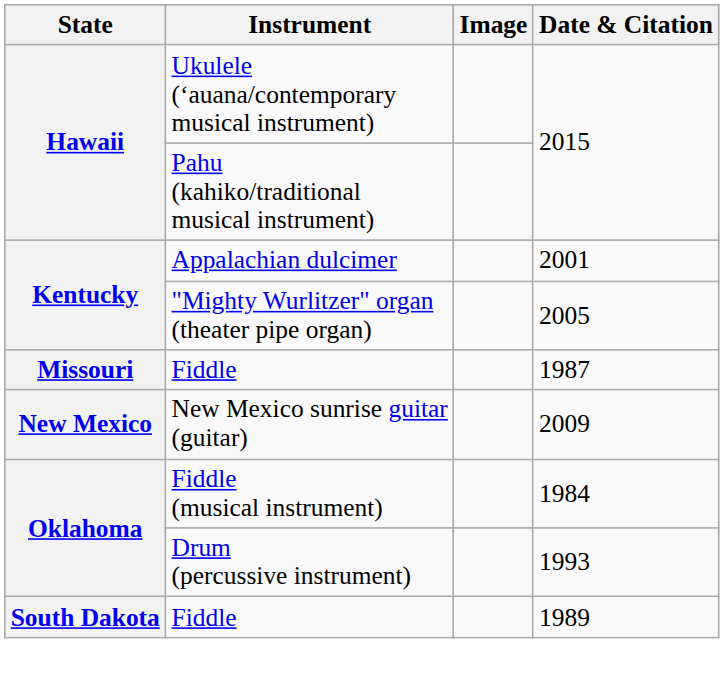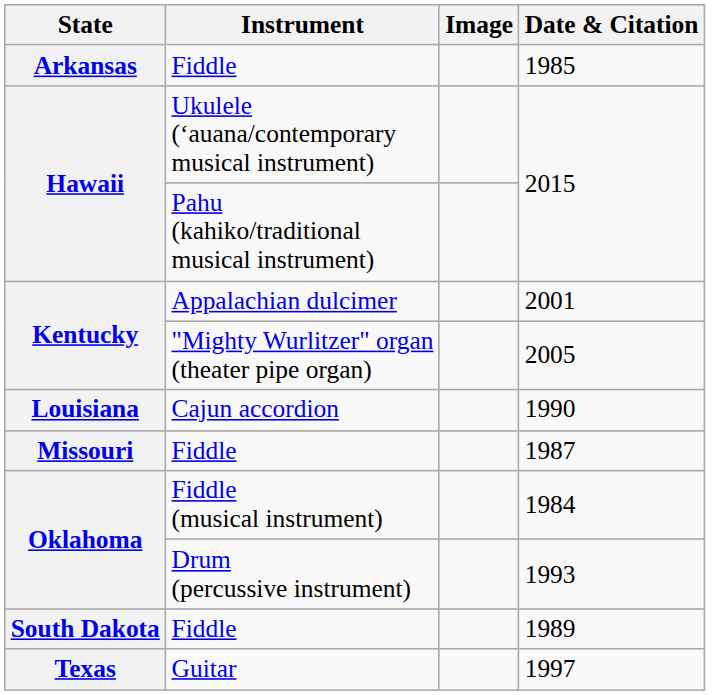+ row: (204, 65)
+ row: (255, 409)
- row: (310, 424)
+ row: (204, 668)
